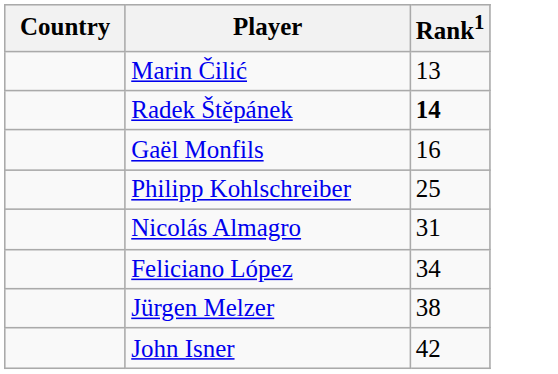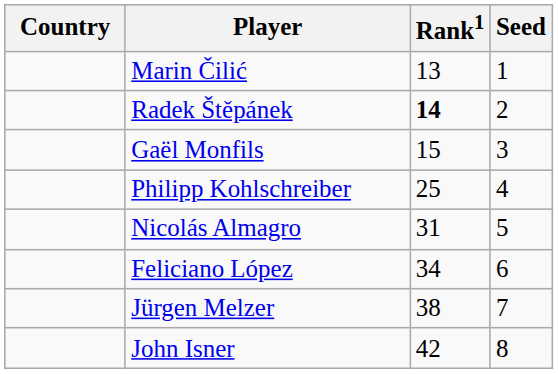+ column: (521, 27)
(428, 149) 16 -> (428, 149) 15
